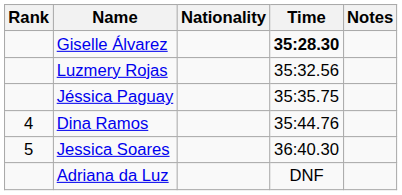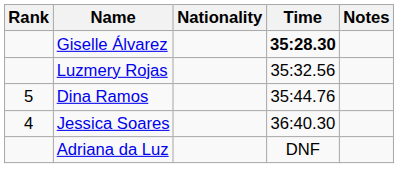- row: (115, 96)
(29, 123) 4 -> (29, 96) 5
(29, 149) 5 -> (29, 123) 4
